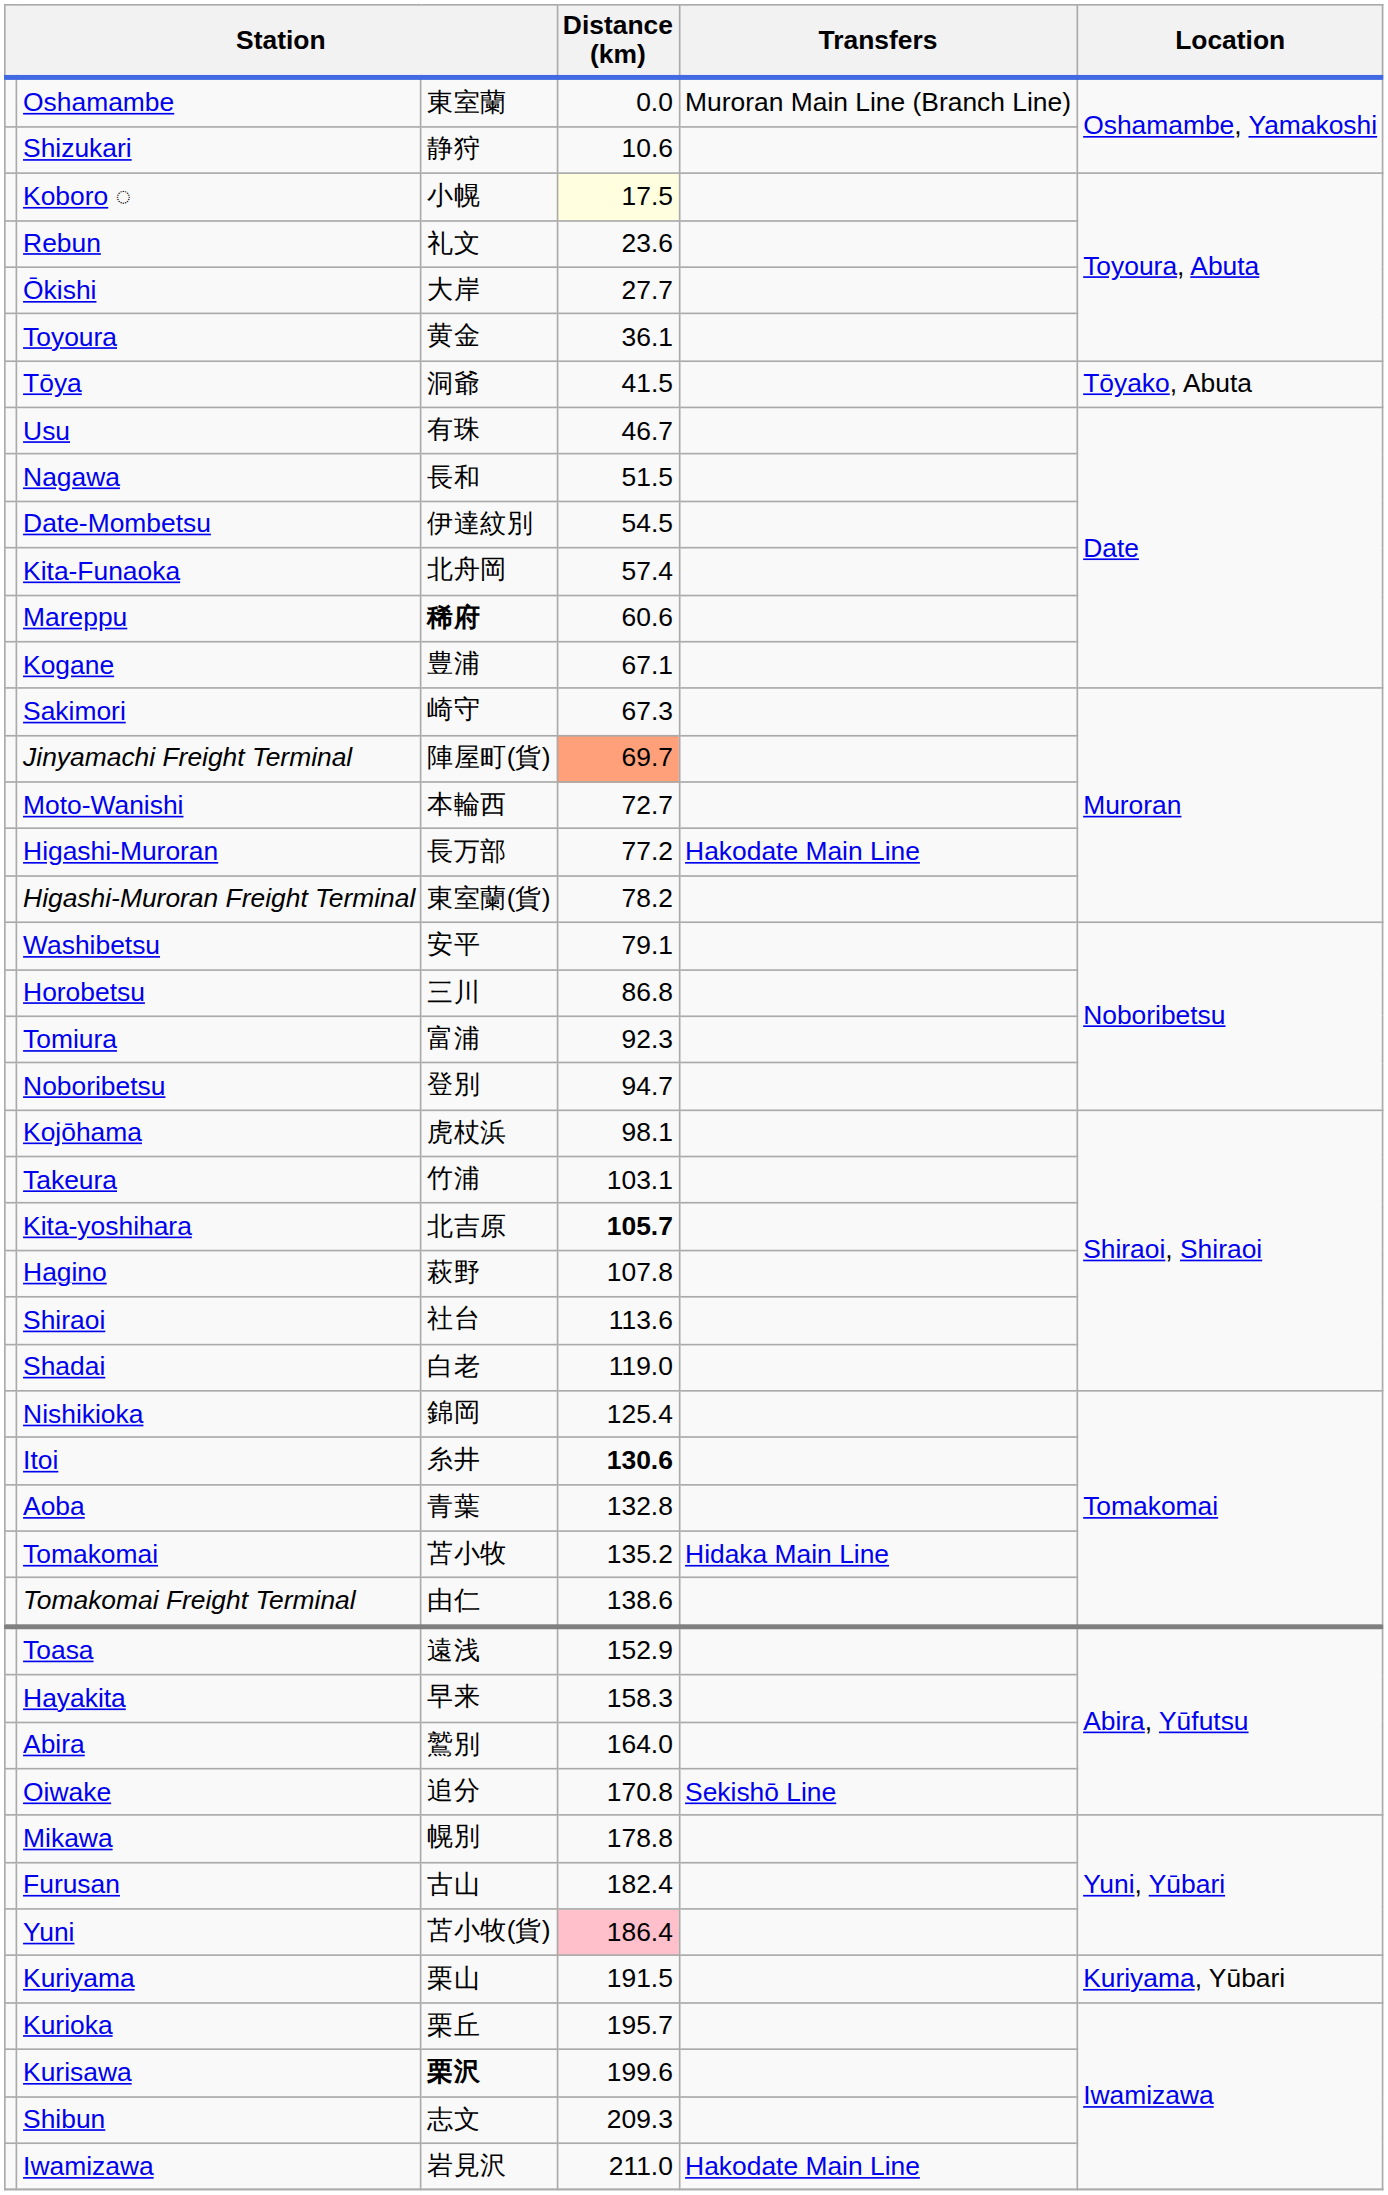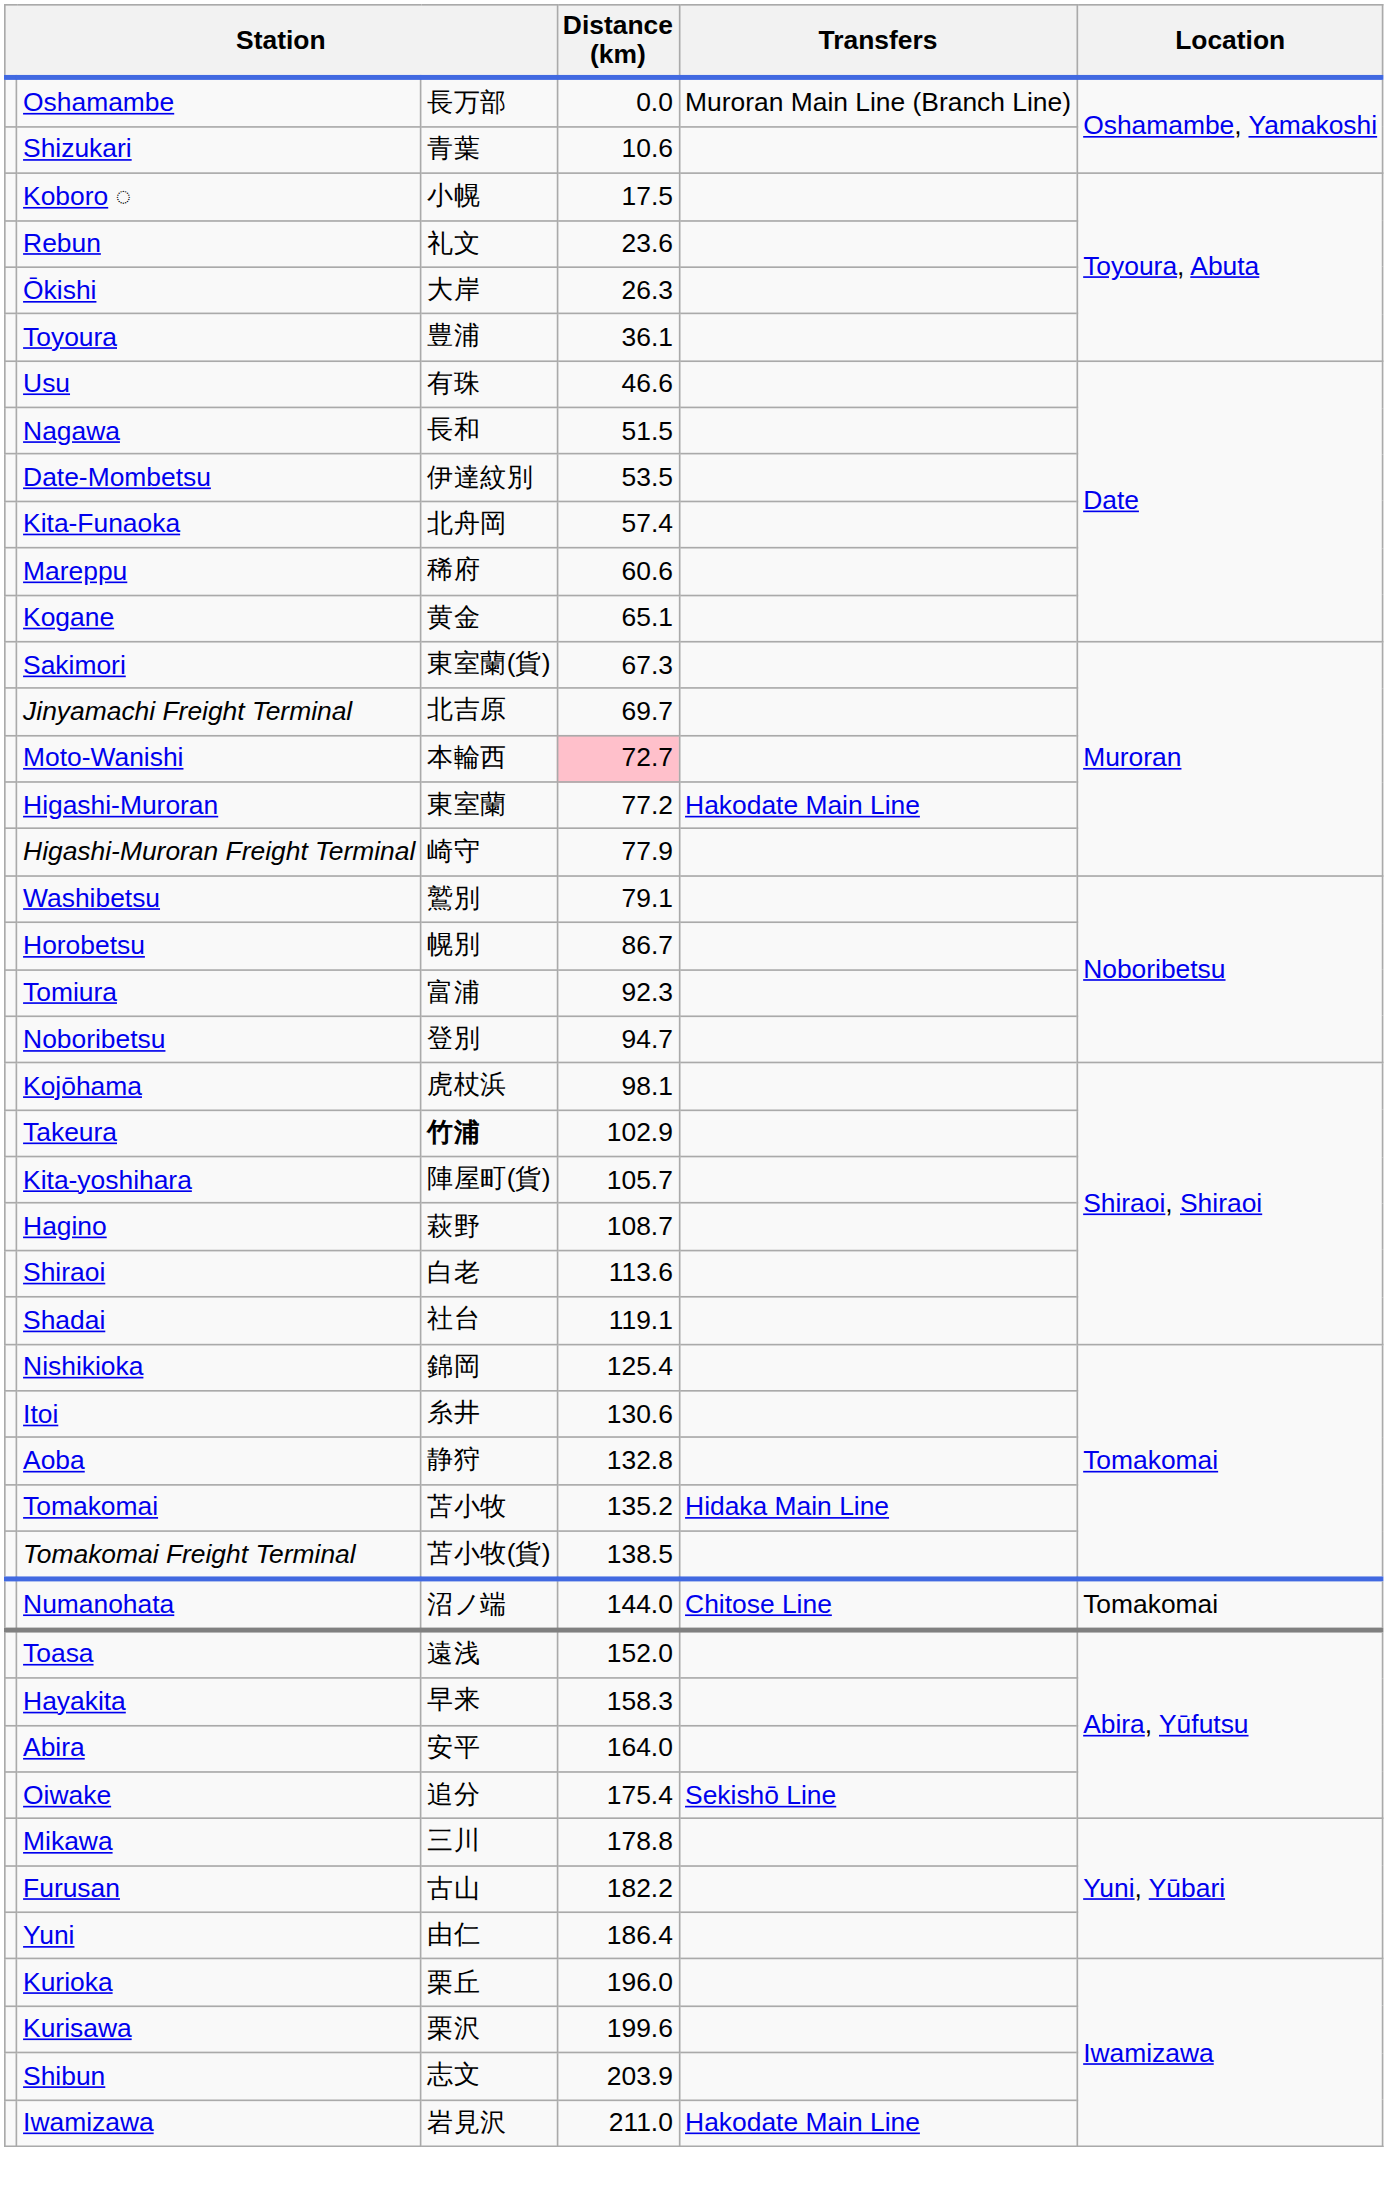(467, 101) 東室蘭 -> (467, 101) 長万部
(454, 148) 静狩 -> (454, 148) 青葉
(647, 196) lightyellow background -> (647, 196) no background
(647, 290) 27.7 -> (647, 290) 26.3
(454, 336) 黄金 -> (454, 336) 豊浦
- row: (52, 383)
(647, 430) 46.7 -> (647, 383) 46.6
(647, 524) 54.5 -> (647, 477) 53.5
(454, 616) bold -> (454, 570) normal
(454, 663) 豊浦 -> (454, 616) 黄金
(647, 664) 67.1 -> (647, 617) 65.1
(454, 710) 崎守 -> (489, 663) 東室蘭(貨)
(489, 757) 陣屋町(貨) -> (467, 710) 北吉原
(647, 758) lightsalmon background -> (647, 711) no background
(647, 805) no background -> (647, 758) pink background
(467, 851) 長万部 -> (467, 804) 東室蘭
(489, 897) 東室蘭(貨) -> (454, 851) 崎守
(647, 898) 78.2 -> (647, 851) 77.9
(454, 944) 安平 -> (454, 897) 鷲別
(454, 991) 三川 -> (454, 944) 幌別
(647, 992) 86.8 -> (647, 945) 86.7
(454, 1178) normal -> (454, 1131) bold
(640, 1179) 103.1 -> (640, 1132) 102.9
(467, 1225) 北吉原 -> (489, 1178) 陣屋町(貨)
(640, 1226) bold -> (640, 1179) normal
(640, 1273) 107.8 -> (640, 1226) 108.7
(454, 1319) 社台 -> (454, 1272) 白老
(454, 1366) 白老 -> (454, 1319) 社台
(641, 1366) 119.0 -> (641, 1320) 119.1
(640, 1460) bold -> (640, 1413) normal
(454, 1506) 青葉 -> (454, 1459) 静狩
(454, 1600) 由仁 -> (489, 1553) 苫小牧(貨)
(640, 1600) 138.6 -> (640, 1554) 138.5
+ row: (99, 1604)
(640, 1651) 152.9 -> (640, 1654) 152.0
(454, 1743) 鷲別 -> (454, 1747) 安平
(640, 1791) 170.8 -> (640, 1794) 175.4
(454, 1837) 幌別 -> (454, 1840) 三川
(640, 1885) 182.4 -> (640, 1888) 182.2
(489, 1931) 苫小牧(貨) -> (454, 1934) 由仁
(640, 1932) pink background -> (640, 1935) no background
- row: (79, 1978)
(640, 2025) 195.7 -> (640, 1982) 196.0
(454, 2071) bold -> (454, 2028) normal
(640, 2119) 209.3 -> (640, 2075) 203.9
